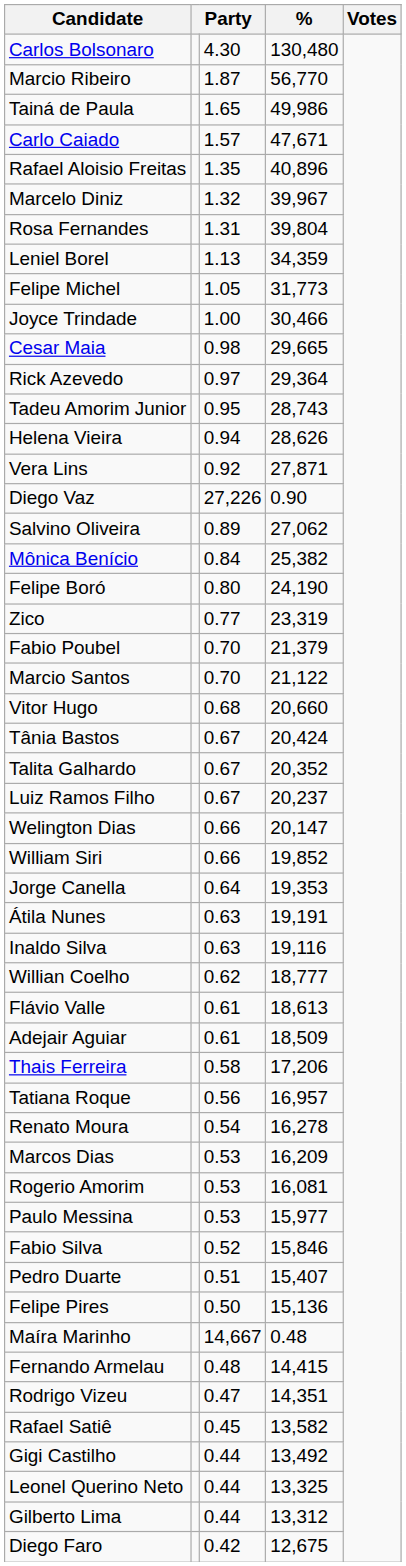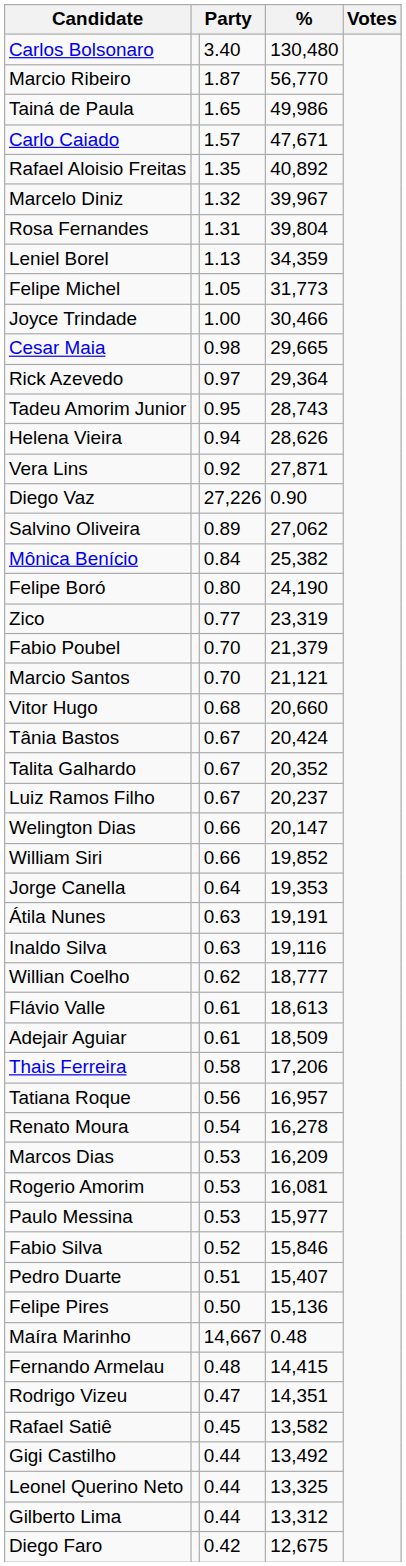(222, 49) 4.30 -> (222, 49) 3.40
(299, 169) 40,896 -> (299, 169) 40,892
(299, 678) 21,122 -> (299, 678) 21,121
